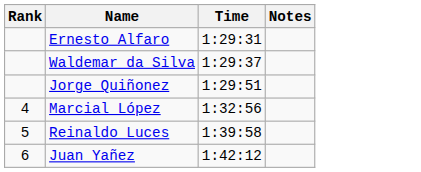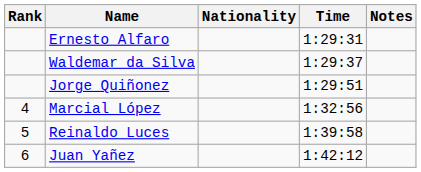+ column: (249, 16)
